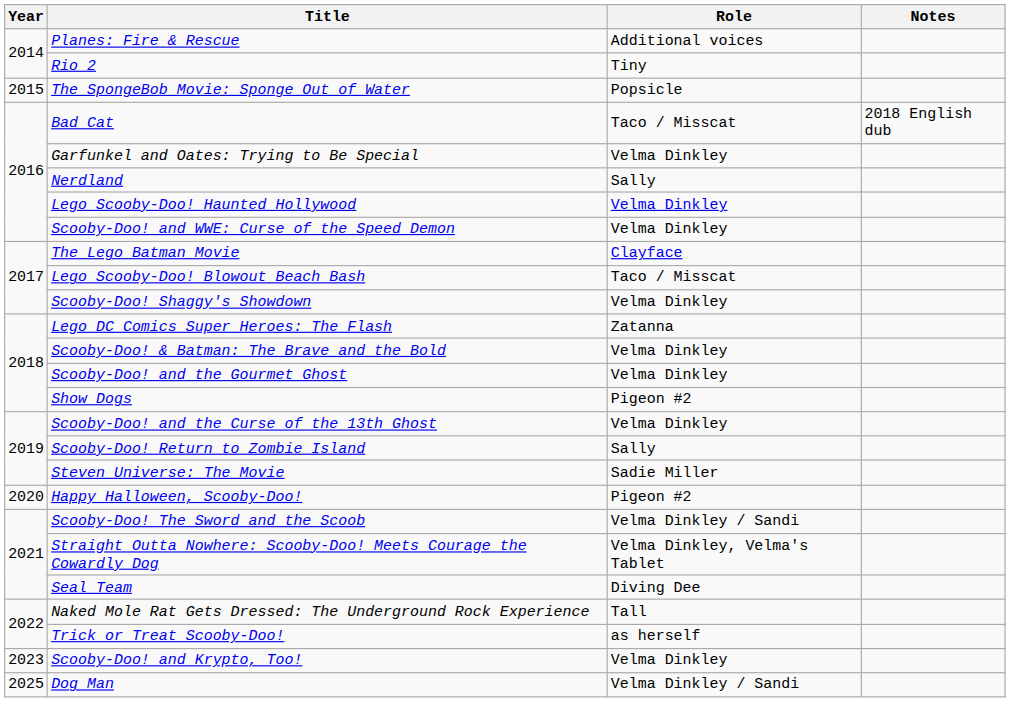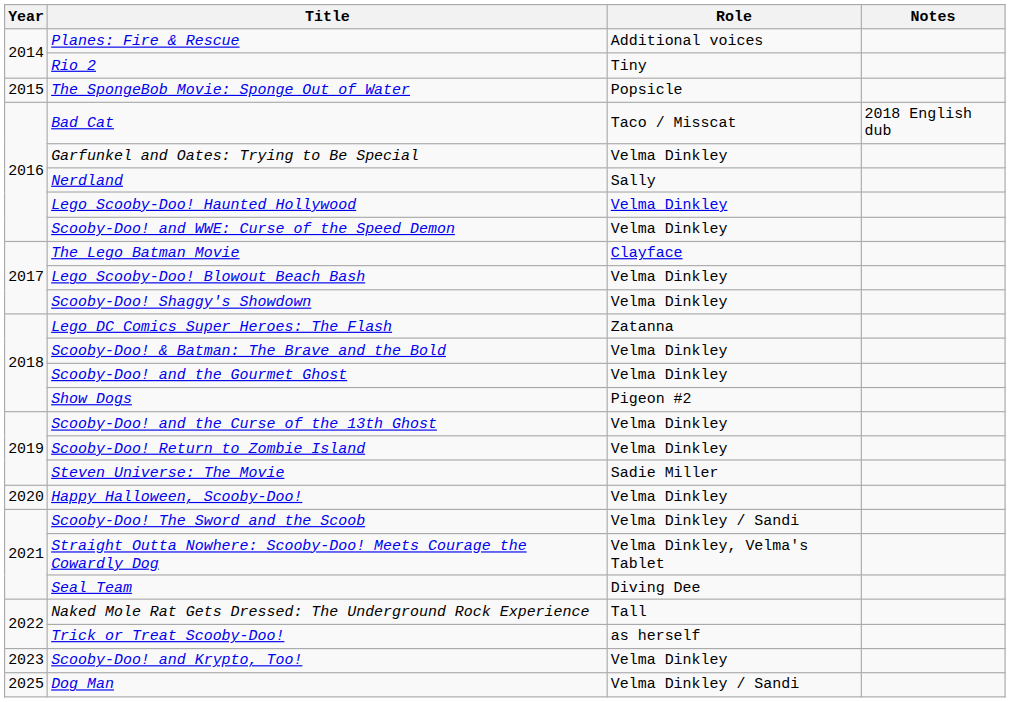(674, 278) Taco / Misscat -> (669, 278) Velma Dinkley
(633, 448) Sally -> (669, 448) Velma Dinkley
(651, 497) Pigeon #2 -> (669, 497) Velma Dinkley
